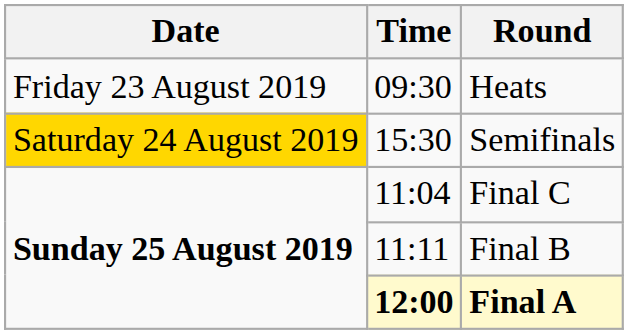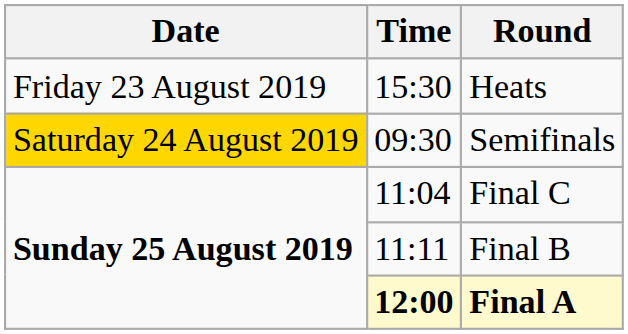(413, 85) 09:30 -> (413, 85) 15:30
(413, 139) 15:30 -> (413, 139) 09:30
